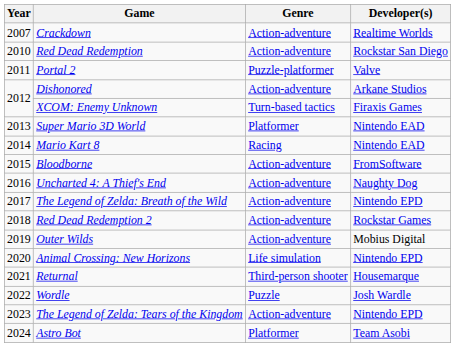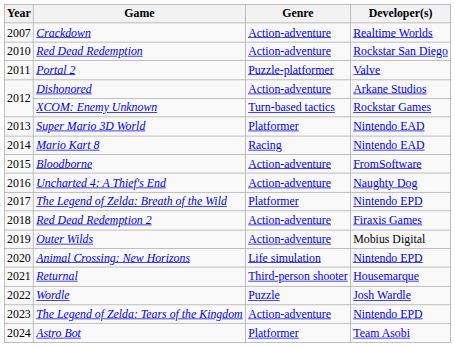(388, 107) Firaxis Games -> (392, 107) Rockstar Games
(290, 201) Action-adventure -> (273, 201) Platformer
(392, 220) Rockstar Games -> (388, 220) Firaxis Games
